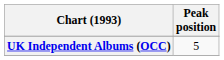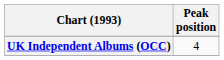(196, 45) 5 -> (196, 45) 4
